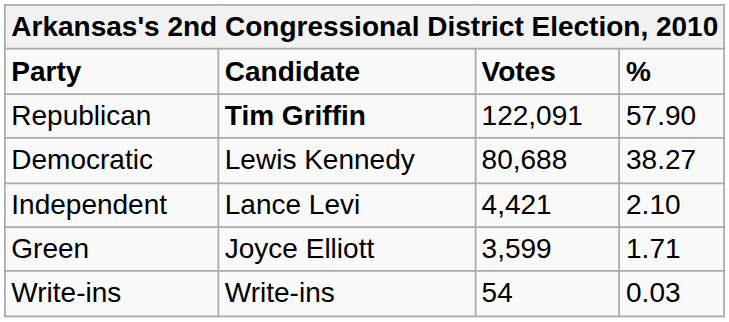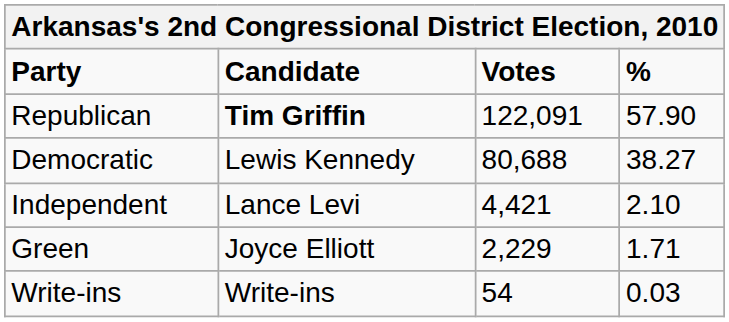(517, 248) 3,599 -> (517, 248) 2,229
